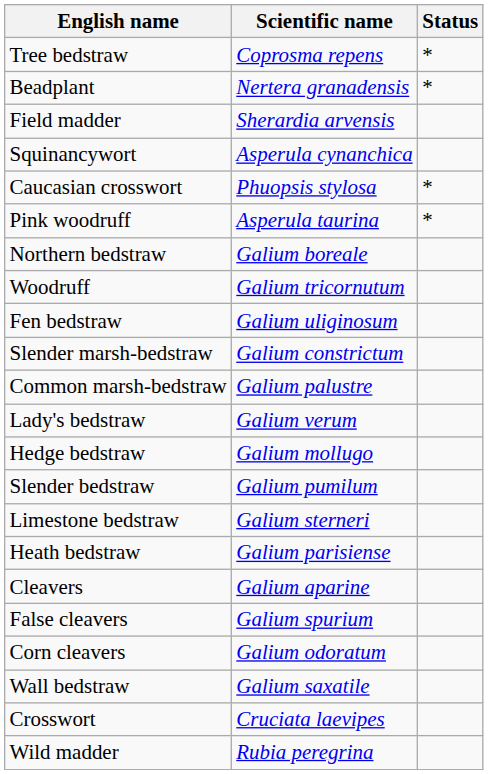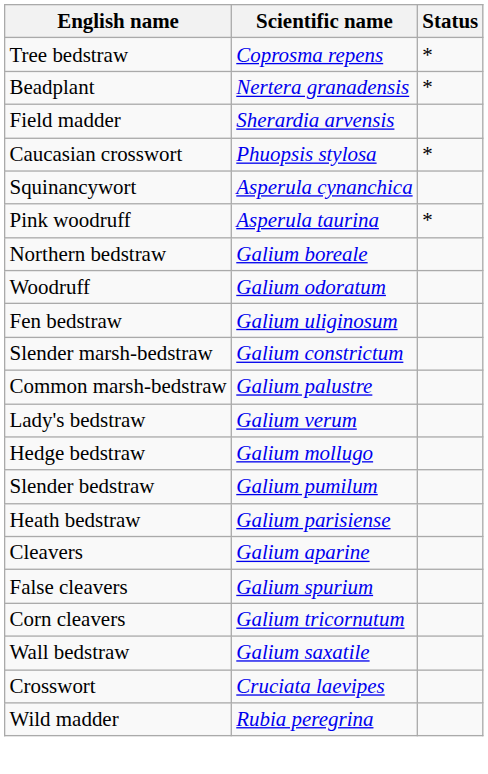rows swapped: (96, 187) <-> (73, 154)
(320, 287) Galium tricornutum -> (311, 287) Galium odoratum
- row: (94, 519)
(311, 652) Galium odoratum -> (320, 619) Galium tricornutum
